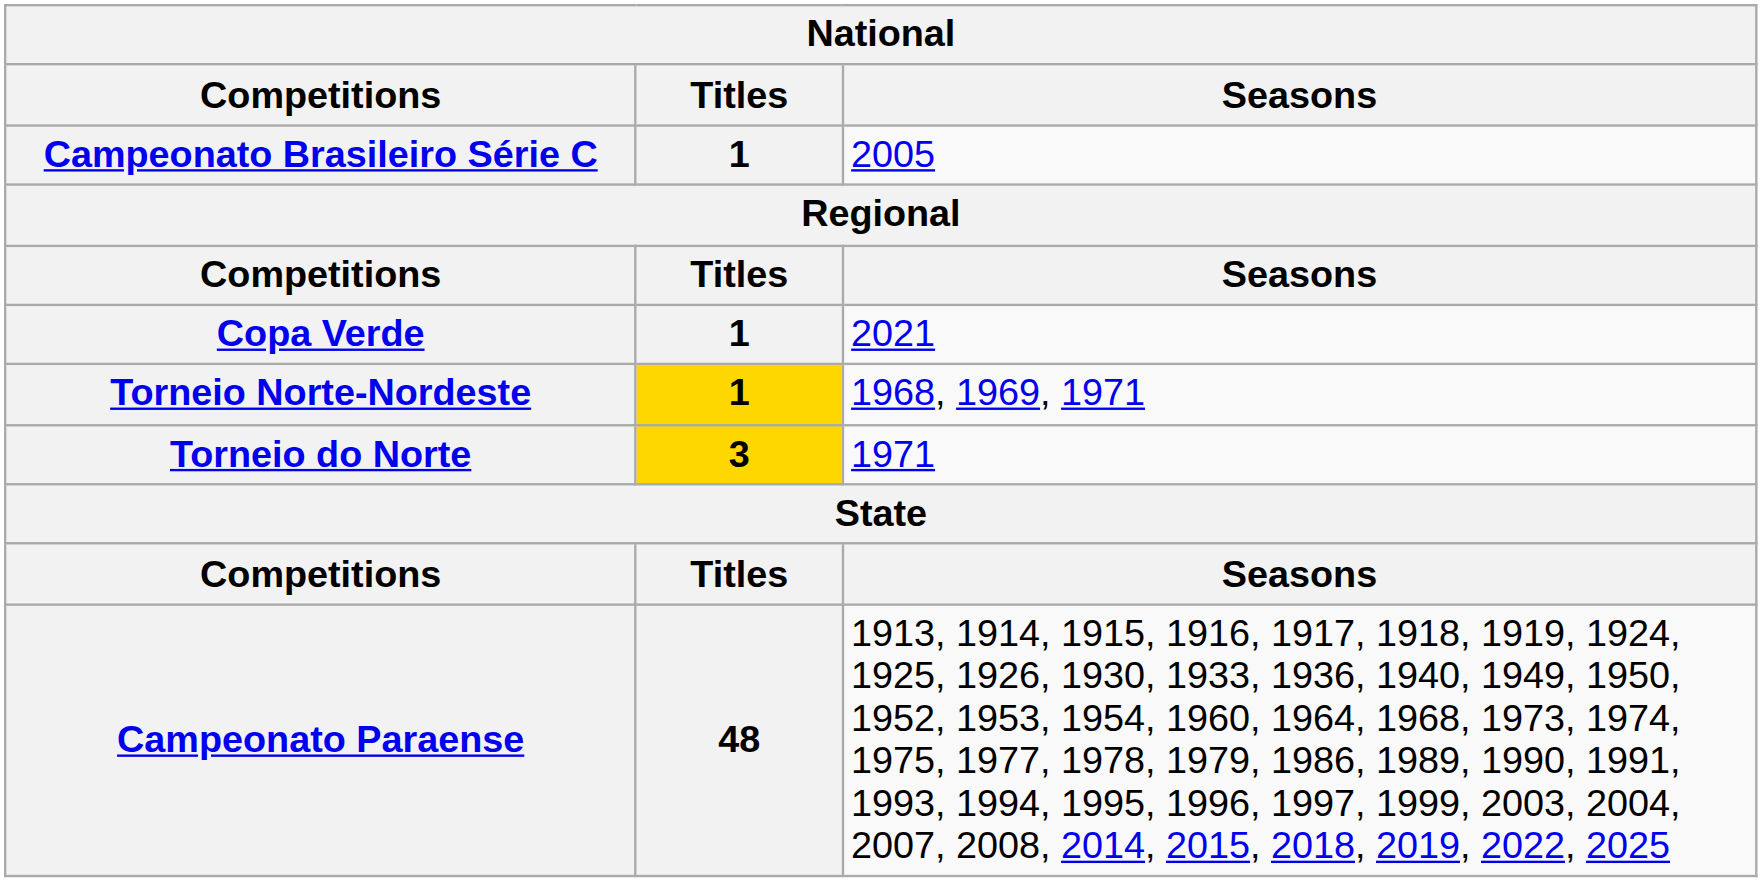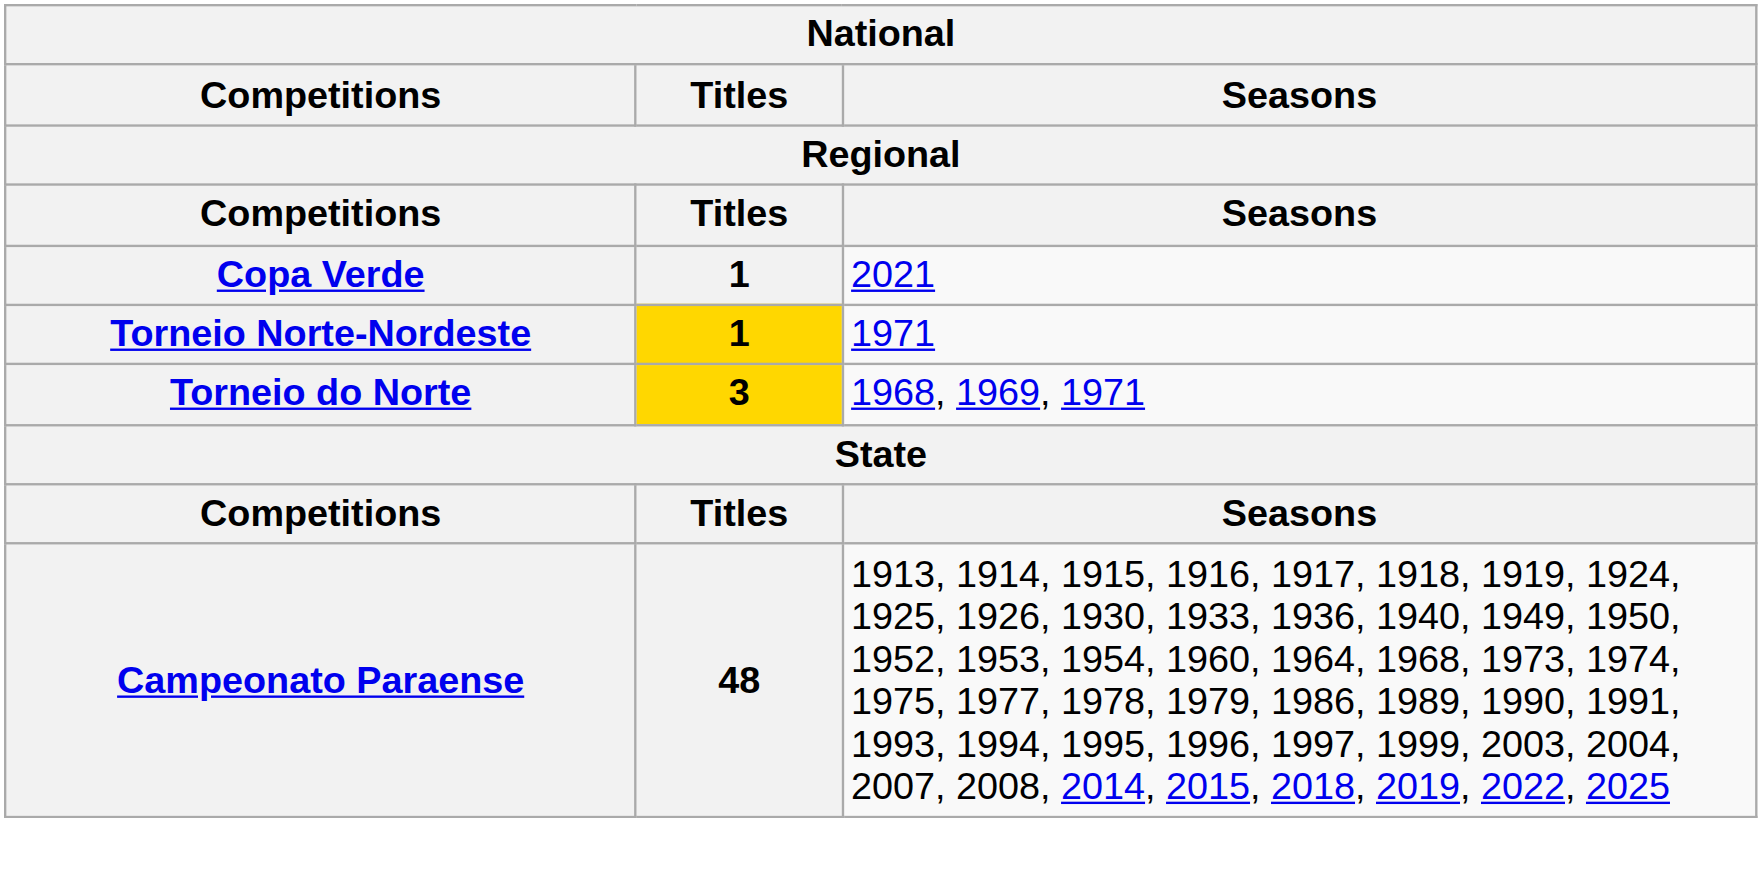- row: (321, 154)
(998, 393) 1968, 1969, 1971 -> (893, 333) 1971
(893, 453) 1971 -> (998, 393) 1968, 1969, 1971
